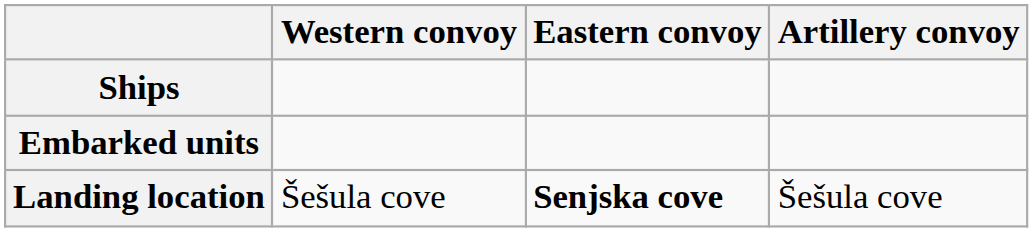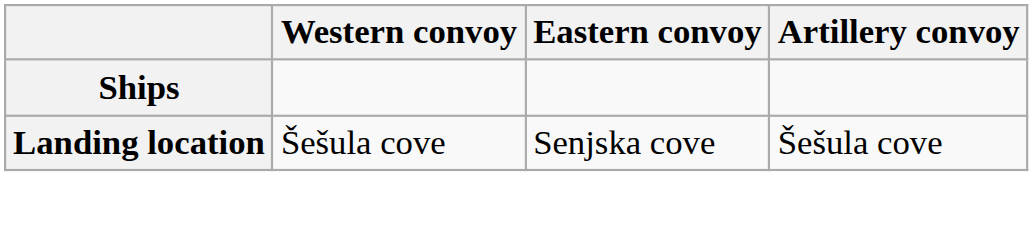- row: (139, 142)
(628, 197) bold -> (624, 142) normal
